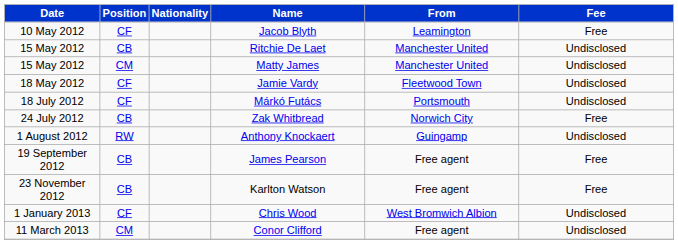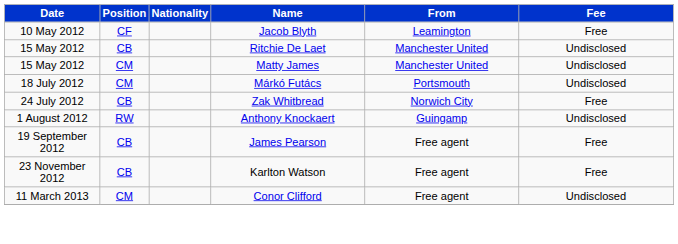- row: (288, 84)
(124, 101) CF -> (124, 84) CM
- row: (288, 213)
